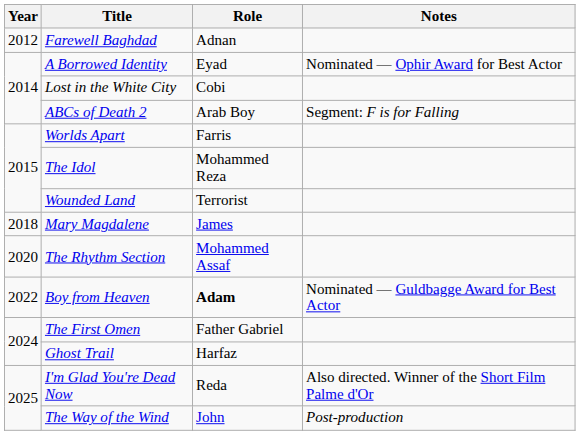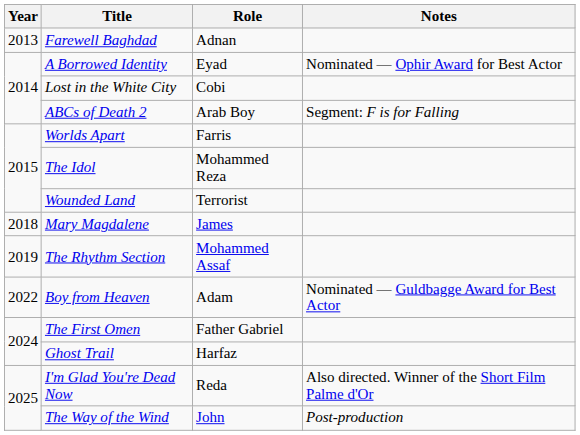(23, 40) 2012 -> (23, 40) 2013
(23, 256) 2020 -> (23, 256) 2019
(216, 297) bold -> (214, 297) normal
